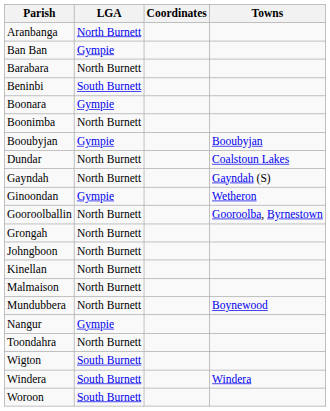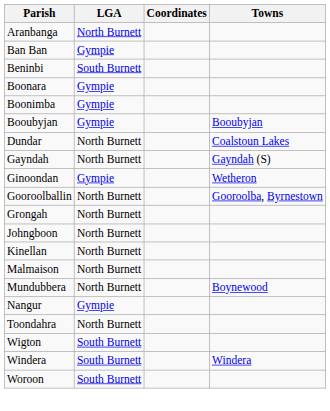- row: (28, 68)
(109, 123) North Burnett -> (96, 104) Gympie
